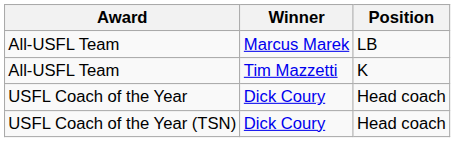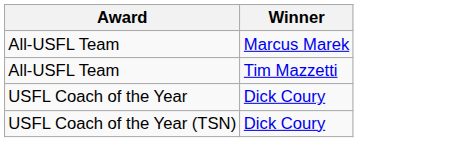- column: (401, 17)
